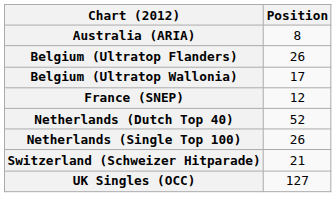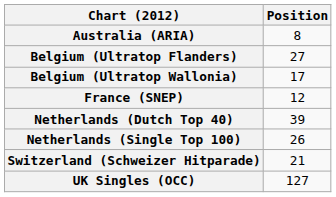(297, 56) 26 -> (297, 56) 27
(297, 119) 52 -> (297, 119) 39
